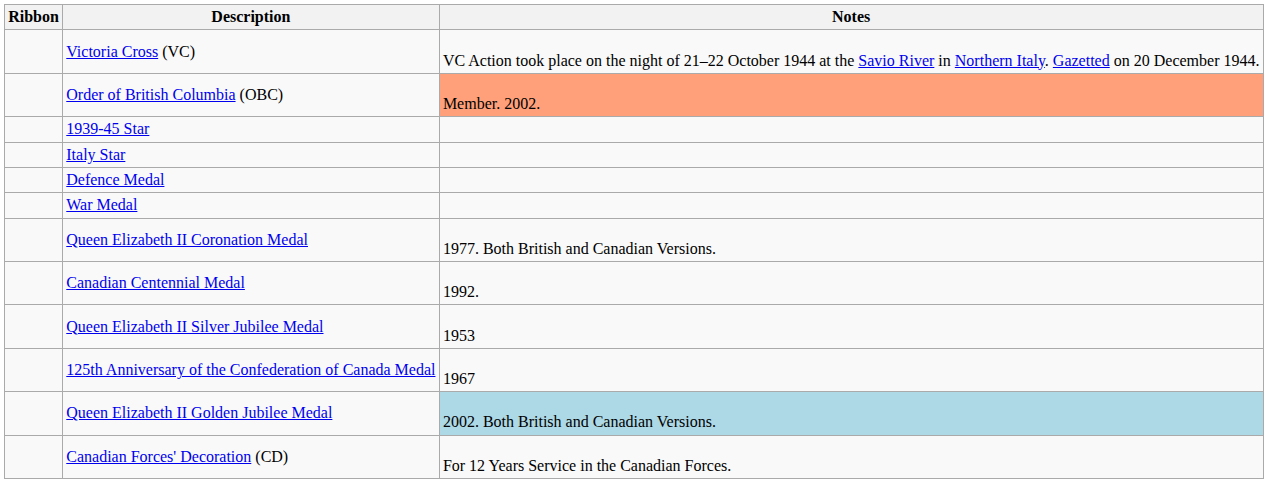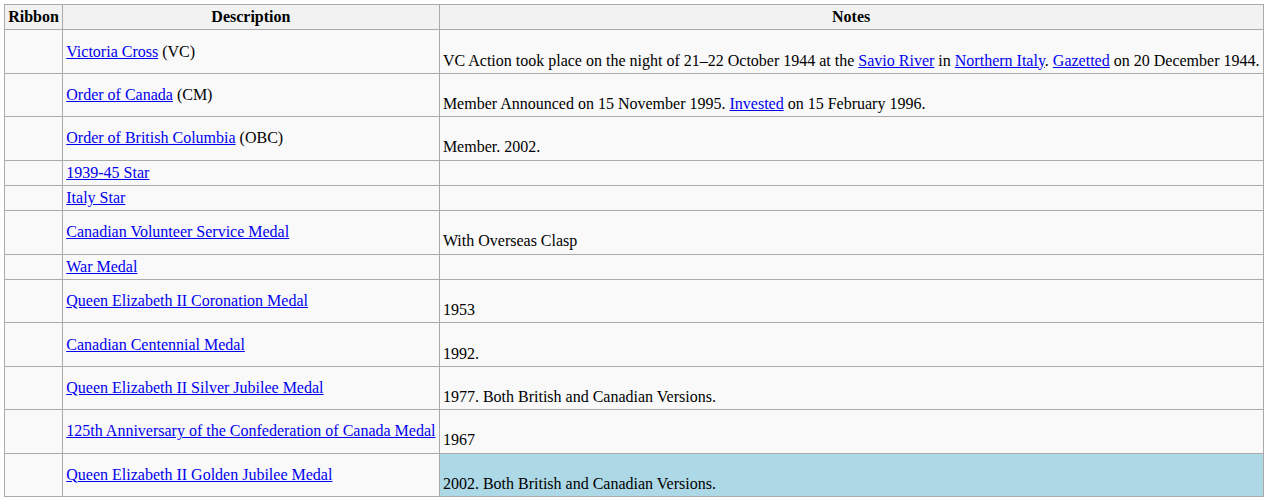+ row: (139, 94)
(492, 103) lightsalmon background -> (492, 147) no background
- row: (115, 180)
+ row: (178, 232)
(579, 248) 1977. Both British and Canadian Versions. -> (459, 310) 1953
(459, 335) 1953 -> (579, 396) 1977. Both British and Canadian Versions.
- row: (177, 456)
